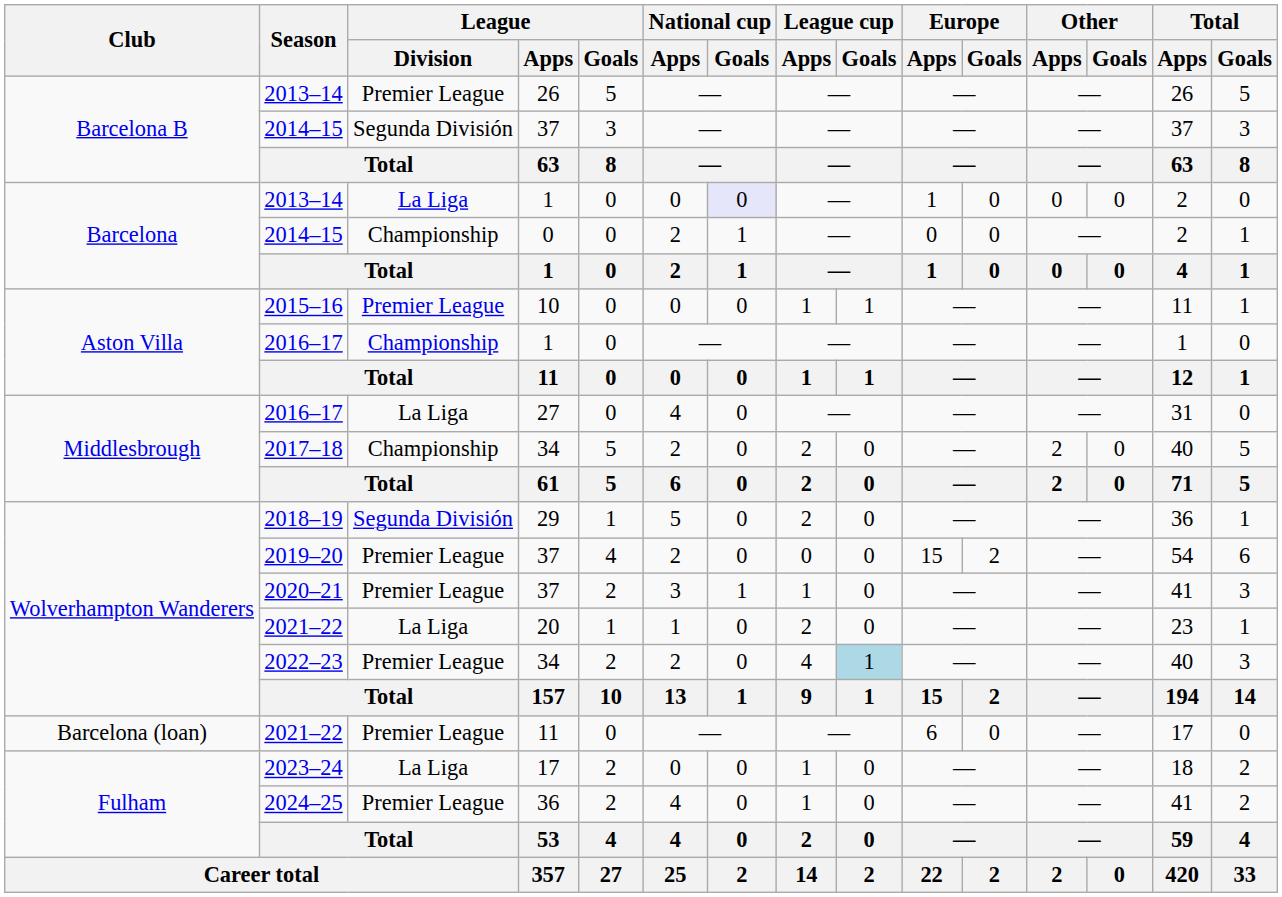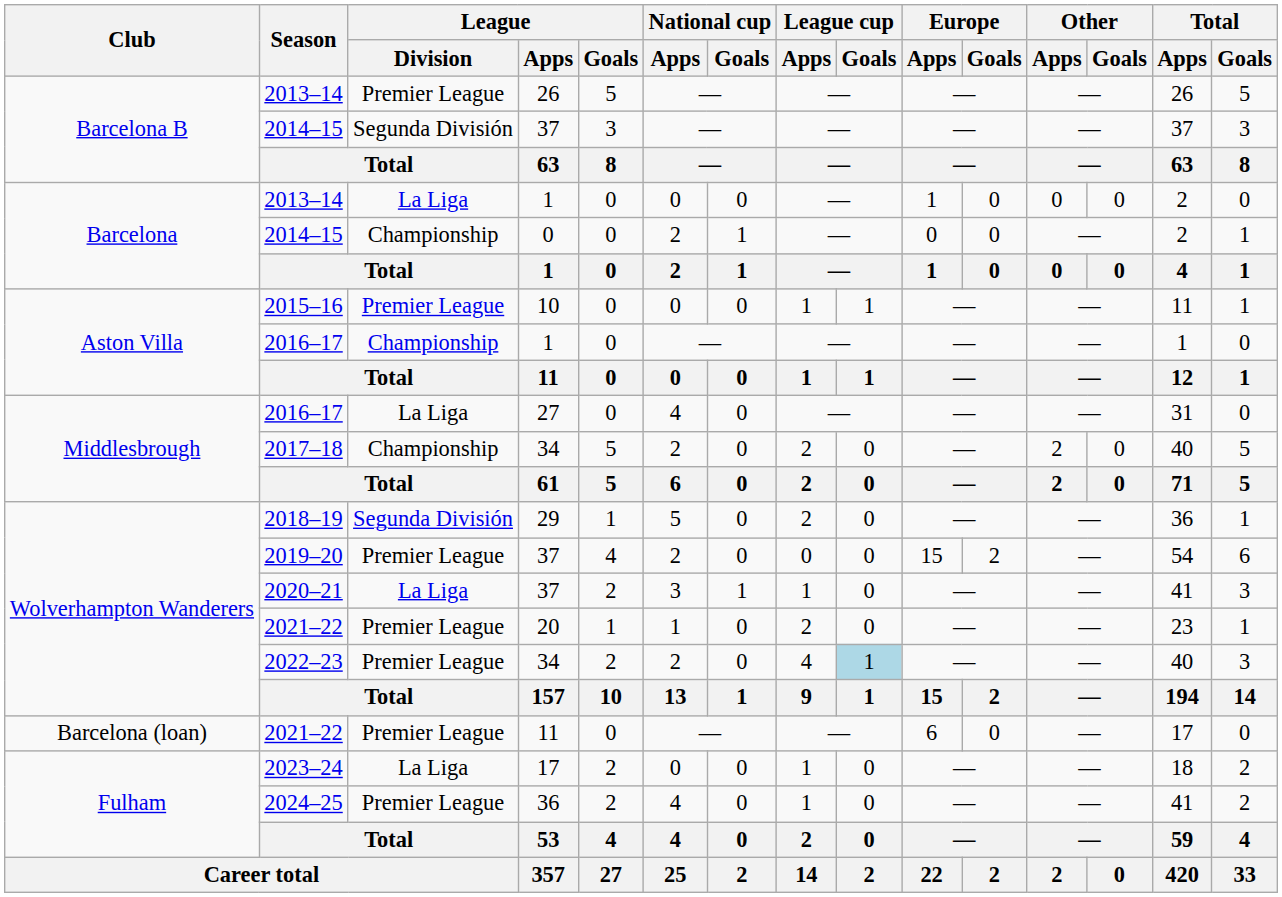(742, 199) lavender background -> (742, 199) no background
(433, 590) Premier League -> (433, 590) La Liga
(433, 626) La Liga -> (433, 626) Premier League
